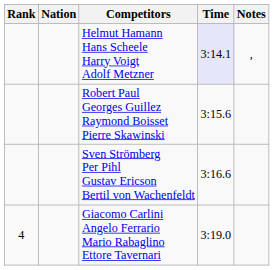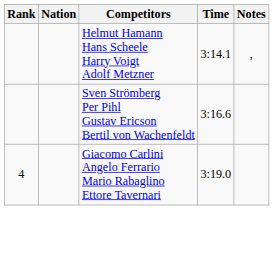(216, 53) lavender background -> (216, 53) no background
- row: (125, 114)
